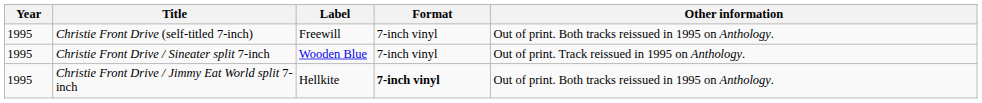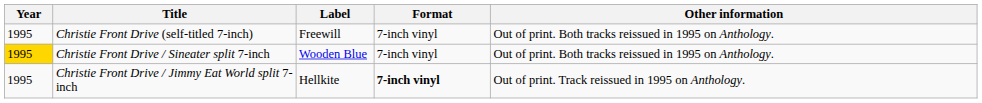(20, 53) no background -> (20, 53) gold background
(619, 53) Out of print. Track reissued in 1995 on Anthology. -> (634, 53) Out of print. Both tracks reissued in 1995 on Anthology.
(634, 80) Out of print. Both tracks reissued in 1995 on Anthology. -> (619, 80) Out of print. Track reissued in 1995 on Anthology.
